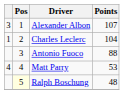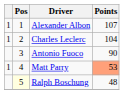(8, 25) 3 -> (8, 25) 1
(113, 53) 88 -> (113, 53) 90
(8, 67) 4 -> (8, 67) 1
(113, 67) no background -> (113, 67) lightsalmon background
